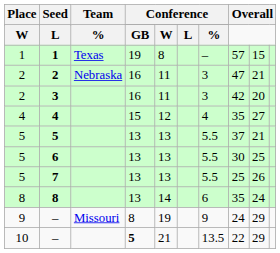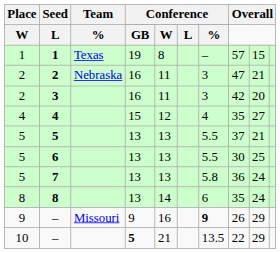(210, 177) 5.5 -> (210, 177) 5.8
(238, 177) 25 -> (238, 177) 36
(258, 177) 26 -> (258, 177) 24
(131, 217) 8 -> (131, 217) 9
(164, 217) 19 -> (164, 217) 16
(205, 217) normal -> (205, 217) bold
(238, 217) 24 -> (238, 217) 26
